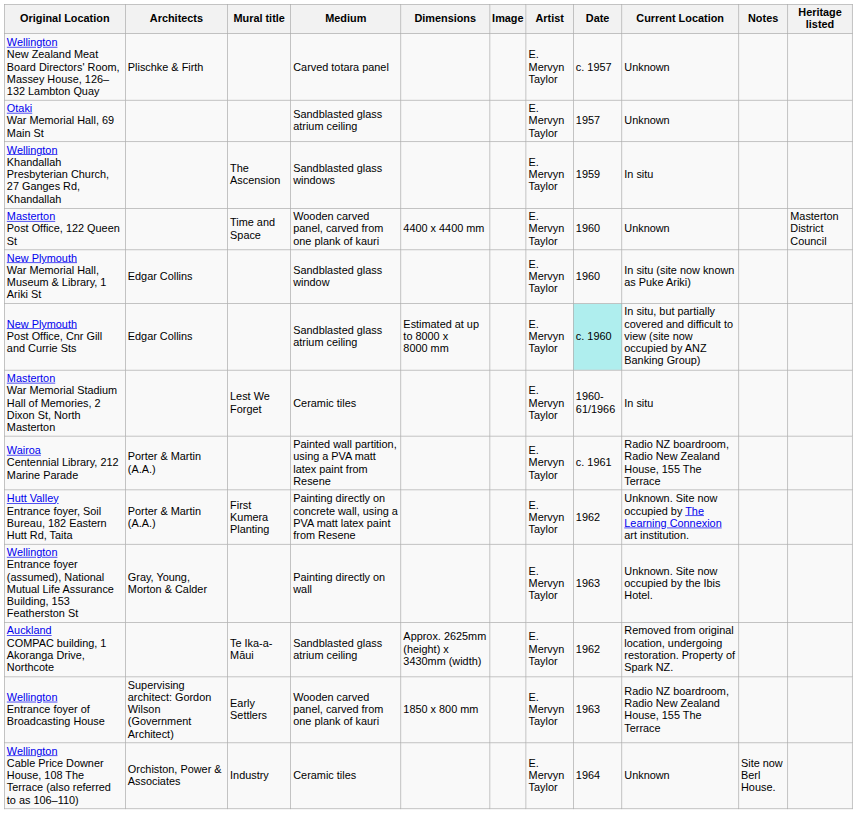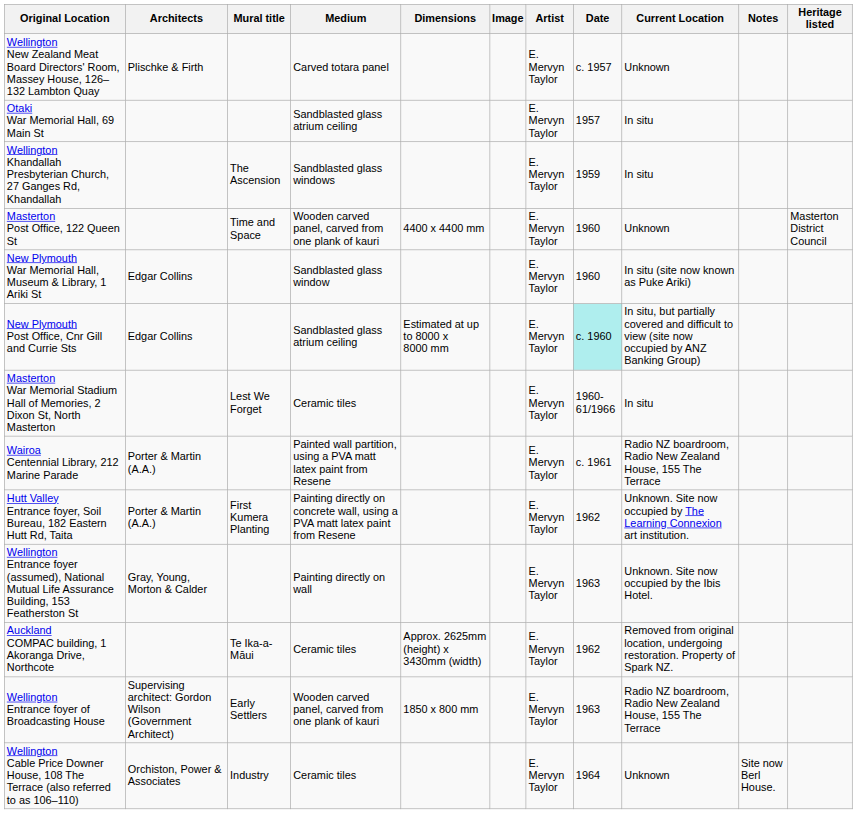(647, 121) Unknown -> (639, 121) In situ
(338, 649) Sandblasted glass atrium ceiling -> (325, 649) Ceramic tiles
